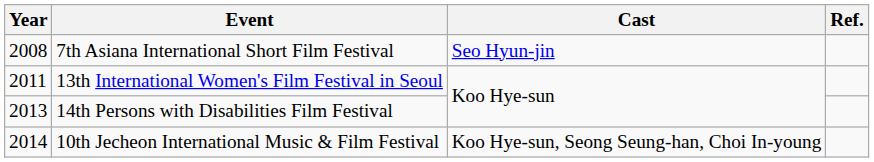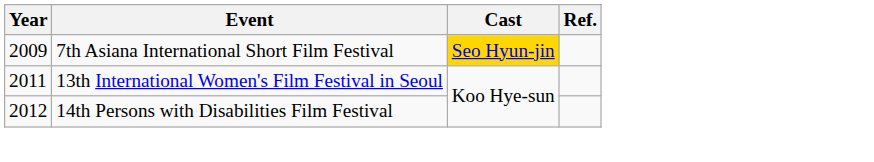(28, 50) 2008 -> (28, 50) 2009
(503, 50) no background -> (503, 50) gold background
(28, 111) 2013 -> (28, 111) 2012
- row: (248, 141)
